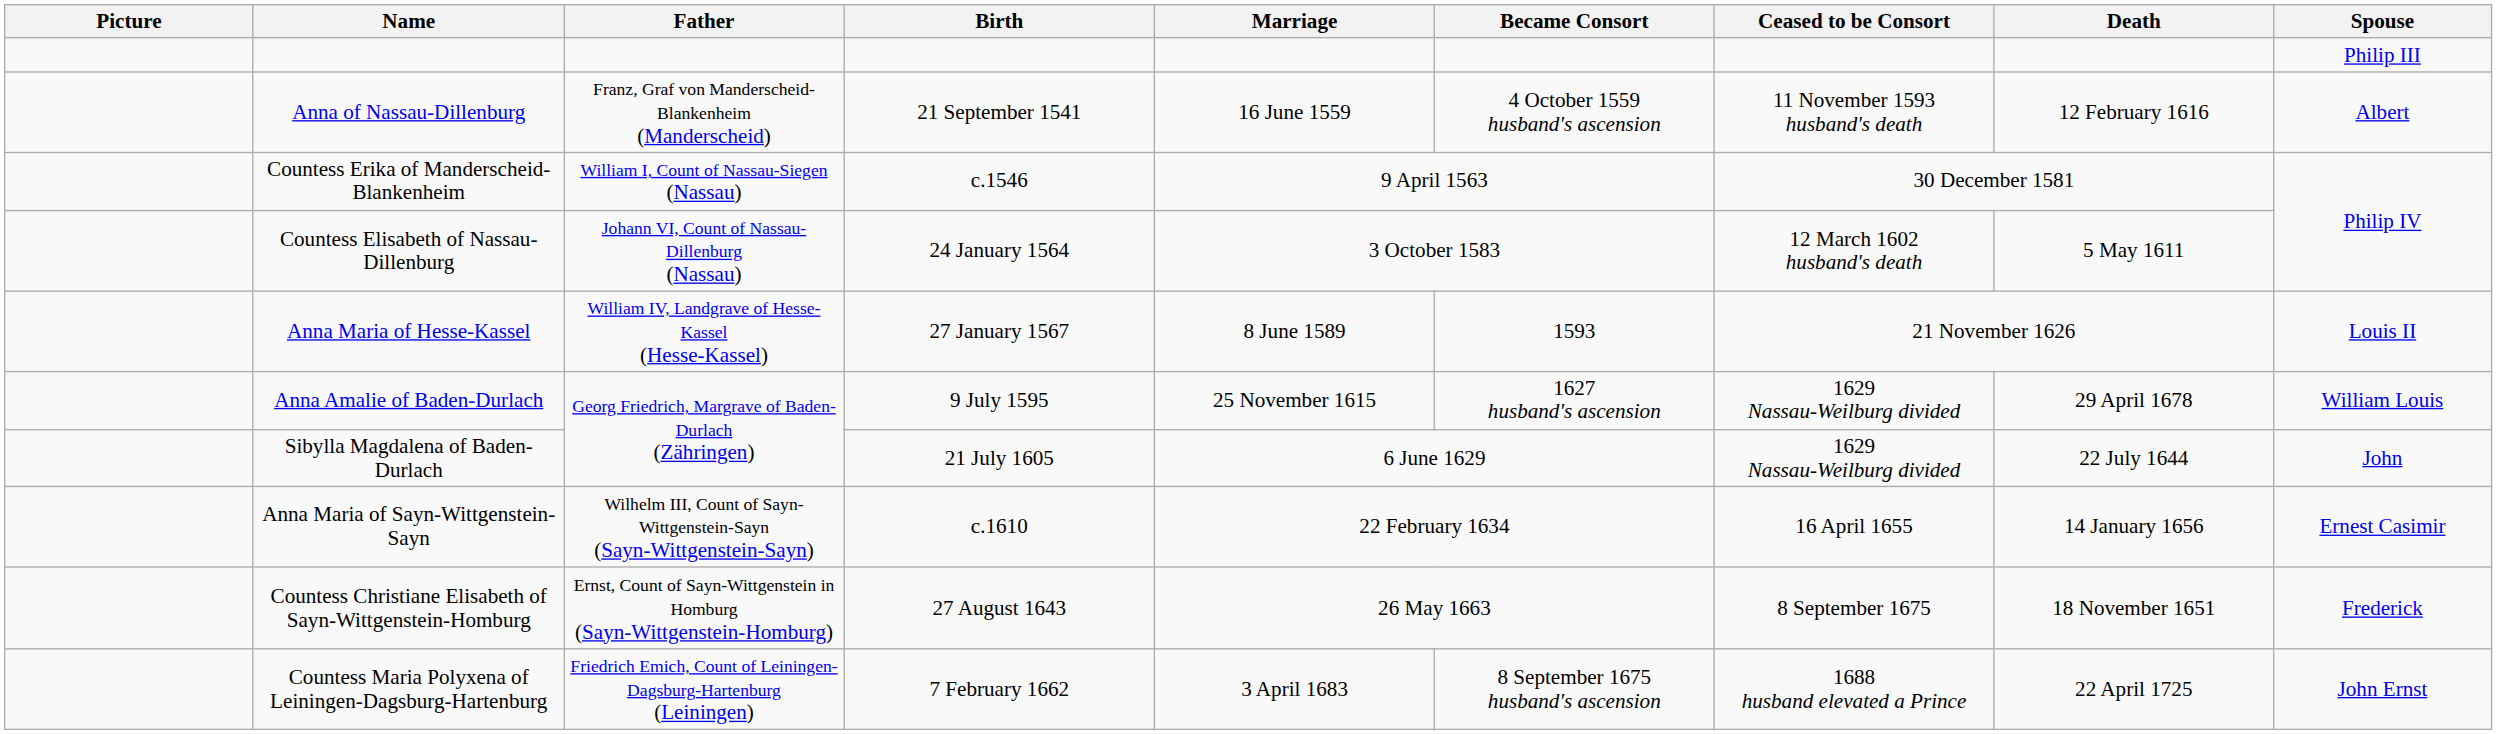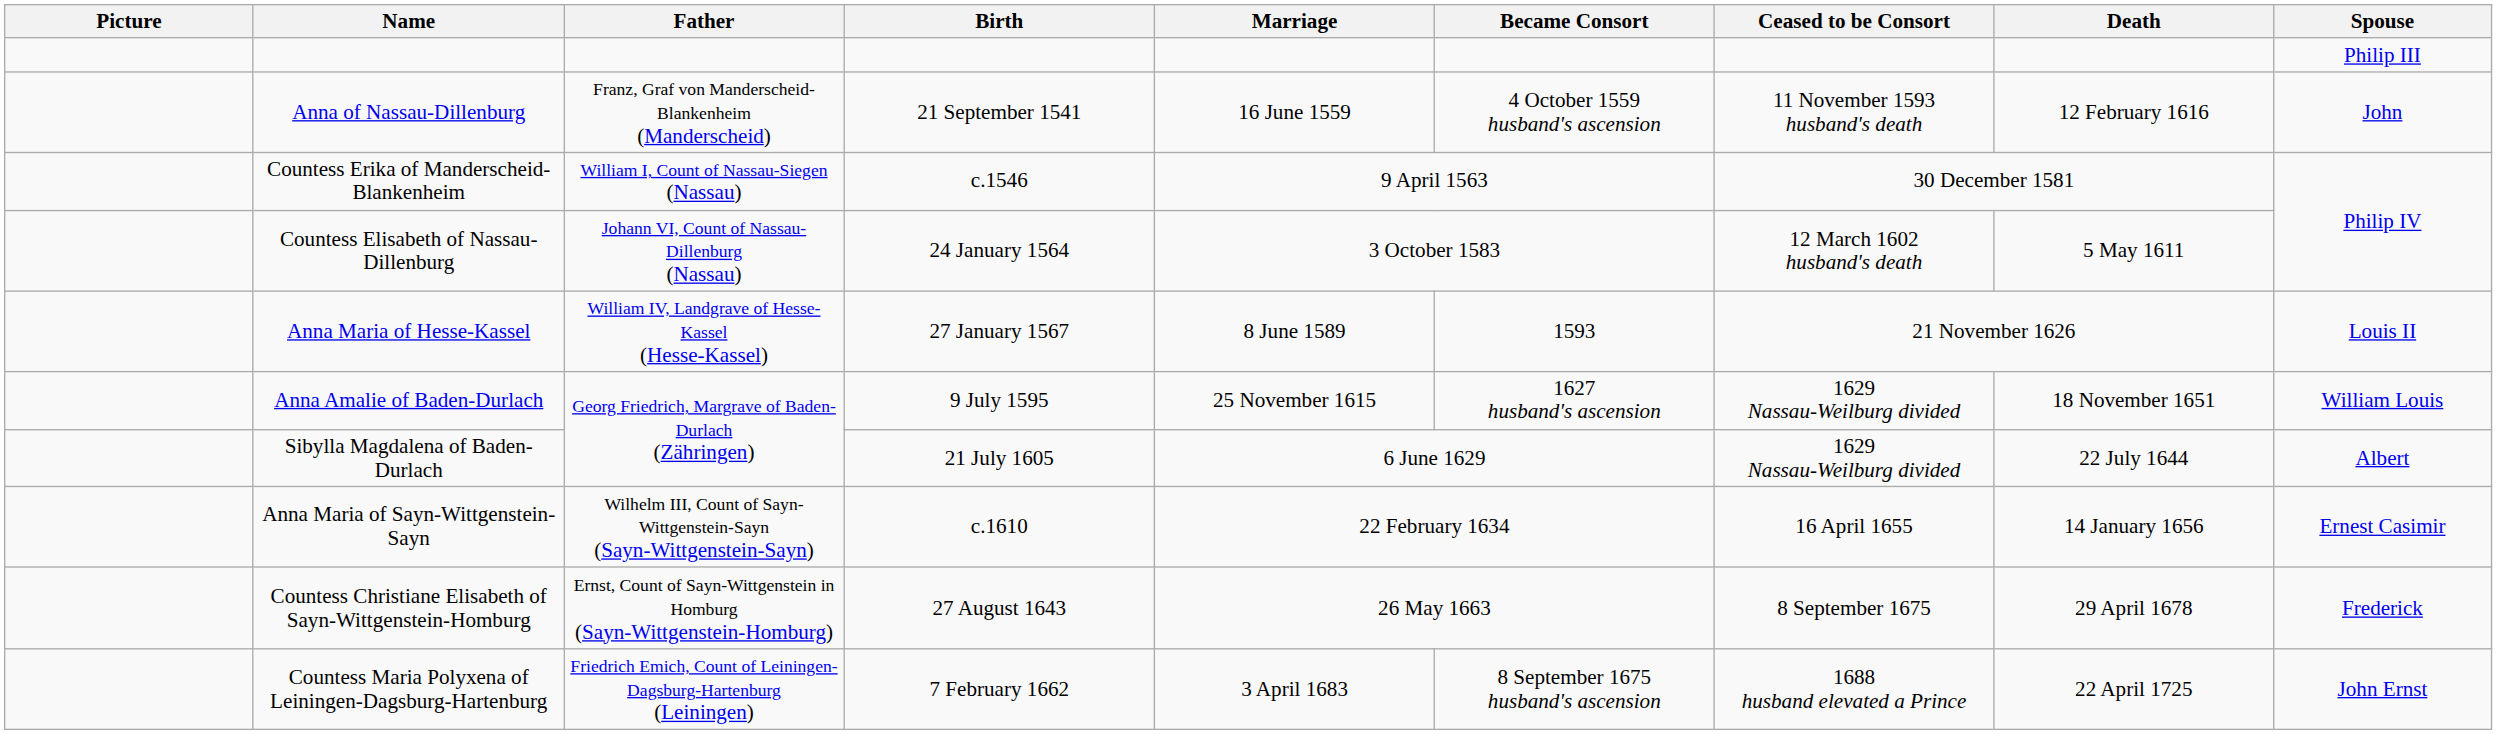(2382, 111) Albert -> (2382, 111) John
(2134, 400) 29 April 1678 -> (2134, 400) 18 November 1651
(2382, 457) John -> (2382, 457) Albert
(2134, 607) 18 November 1651 -> (2134, 607) 29 April 1678
